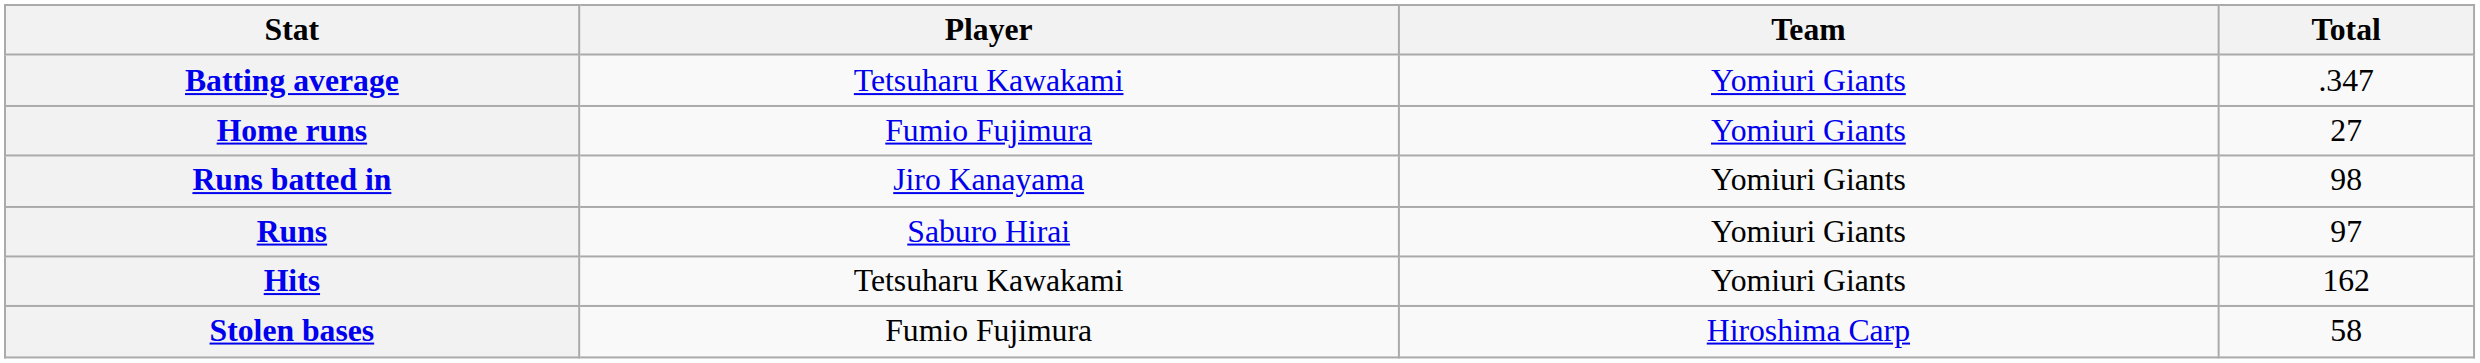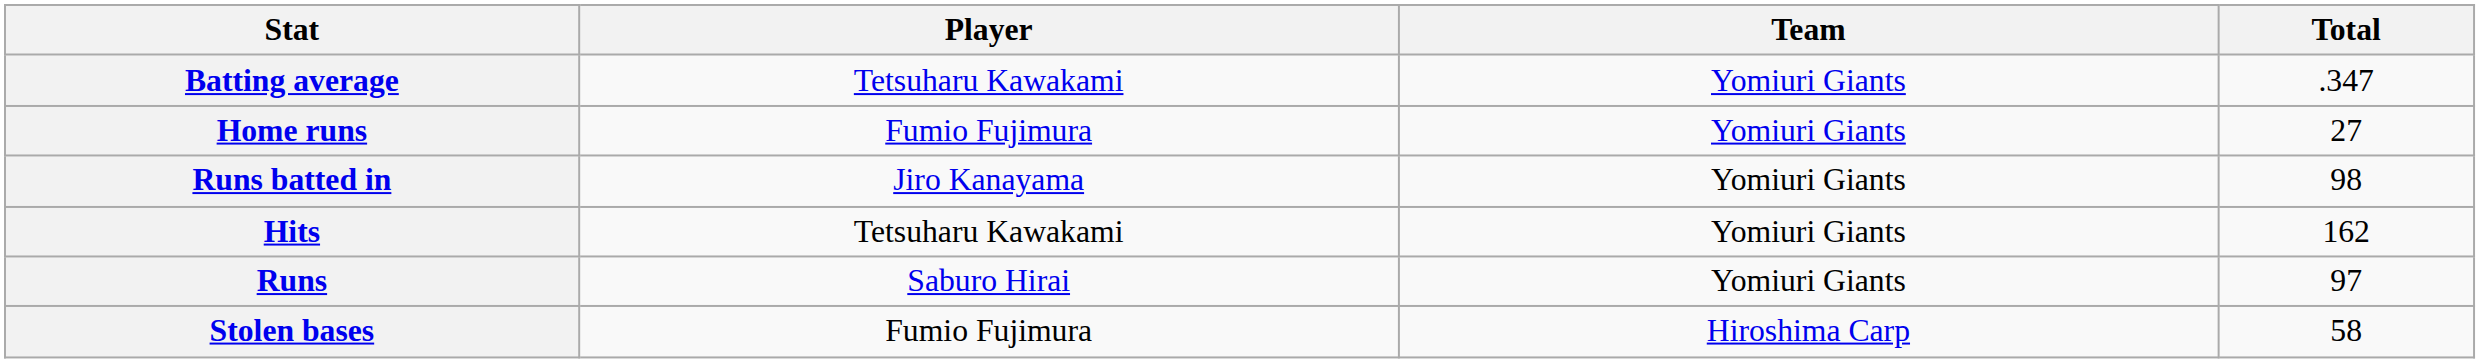rows swapped: (292, 230) <-> (292, 280)
